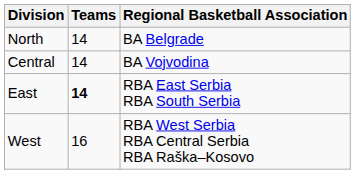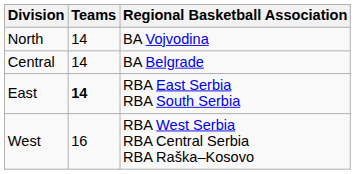(163, 39) BA Belgrade -> (166, 39) BA Vojvodina
(166, 62) BA Vojvodina -> (163, 62) BA Belgrade
